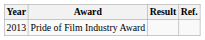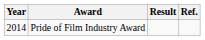(16, 27) 2013 -> (16, 27) 2014
